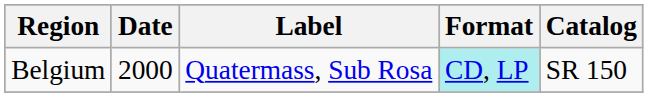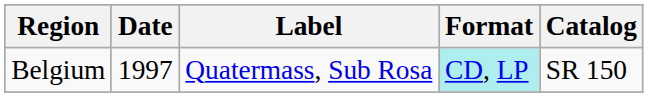(145, 69) 2000 -> (145, 69) 1997
